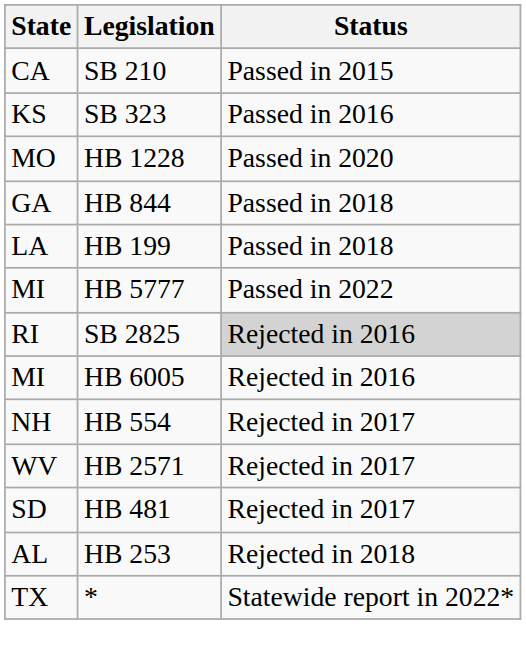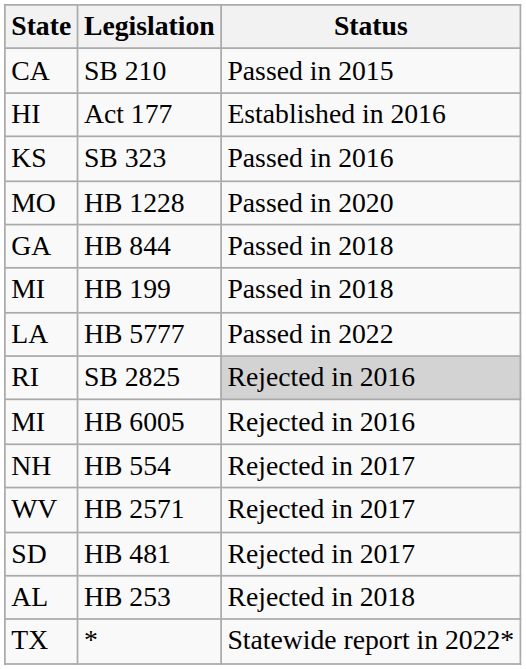+ row: (128, 114)
(30, 245) LA -> (28, 289) MI
(28, 289) MI -> (30, 333) LA
